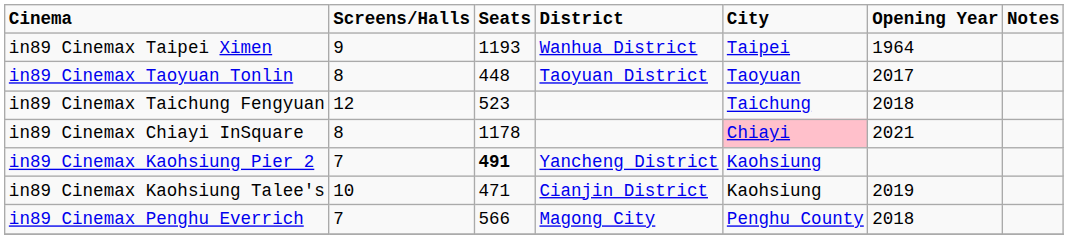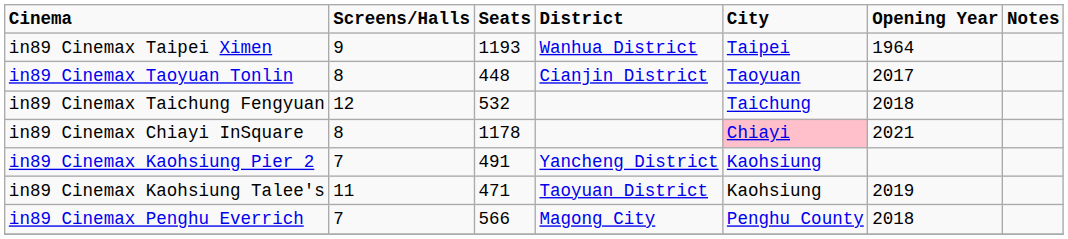(624, 76) Taoyuan District -> (624, 76) Cianjin District
(494, 105) 523 -> (494, 105) 532
(494, 162) bold -> (494, 162) normal
(344, 191) 10 -> (344, 191) 11
(624, 191) Cianjin District -> (624, 191) Taoyuan District
